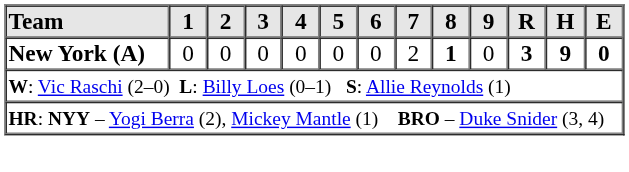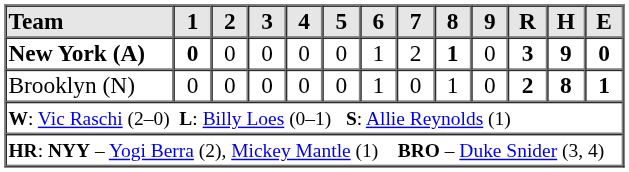(188, 53) normal -> (193, 53) bold
(376, 53) 0 -> (378, 53) 1
+ row: (72, 85)
